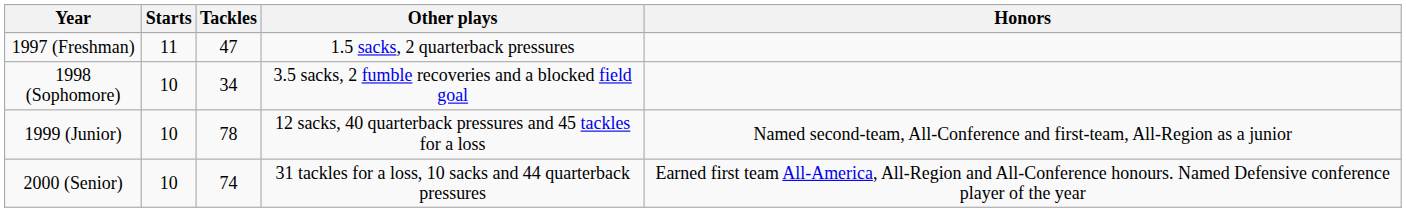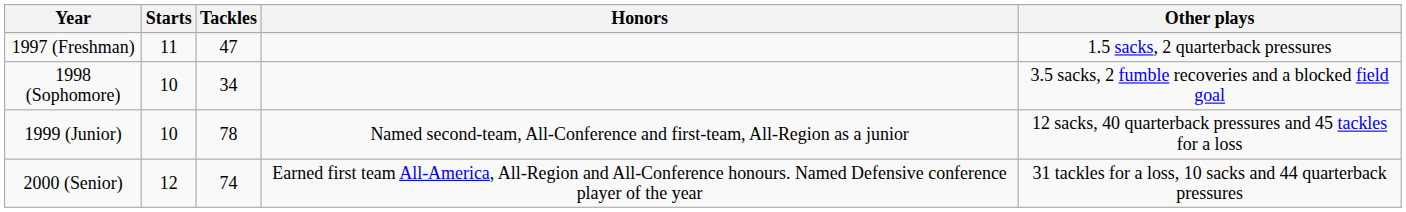columns swapped: (453, 18) <-> (1023, 18)
(169, 182) 10 -> (169, 182) 12
